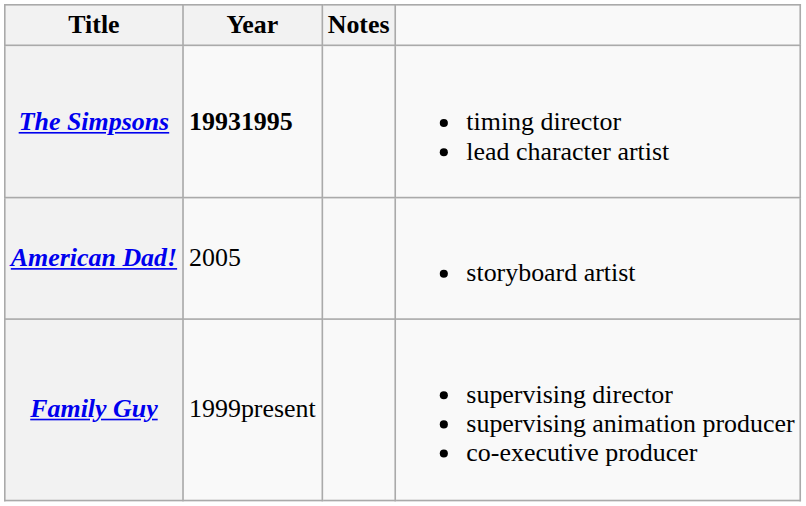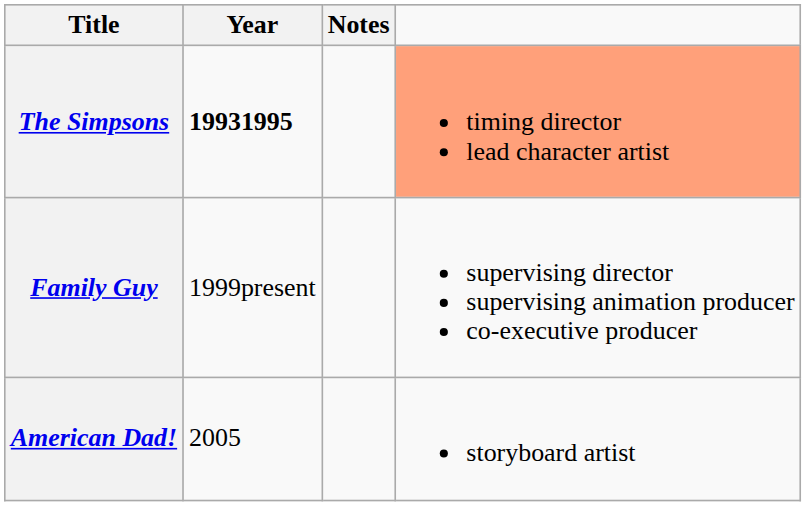(598, 136) no background -> (598, 136) lightsalmon background
rows swapped: (94, 409) <-> (94, 257)
